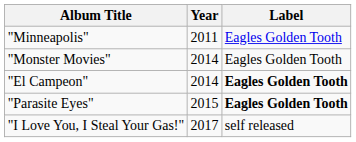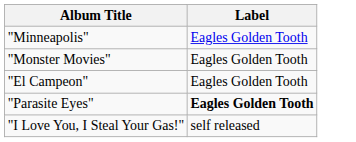- column: (204, 15)
(286, 81) bold -> (249, 81) normal
